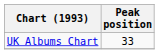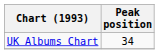(128, 41) 33 -> (128, 41) 34
